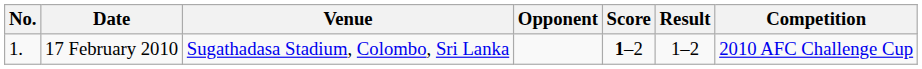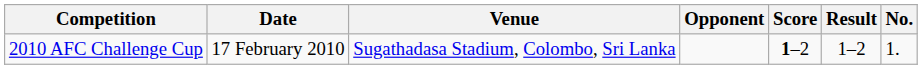columns swapped: (23, 19) <-> (816, 19)
